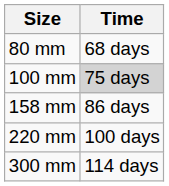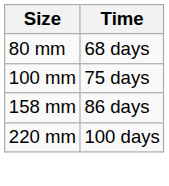(117, 78) lightgrey background -> (117, 78) no background
- row: (42, 166)
